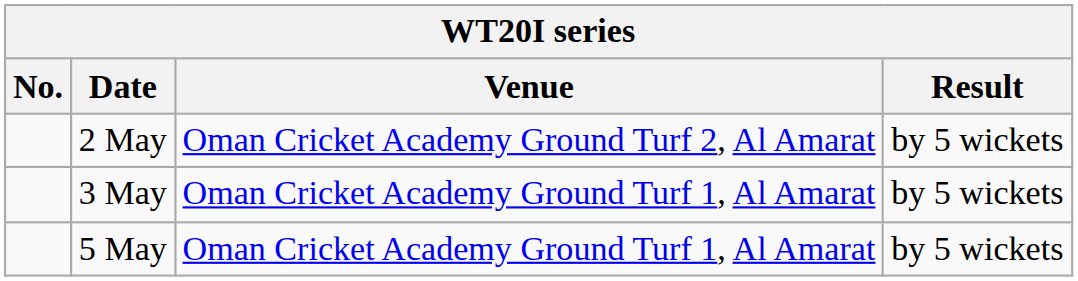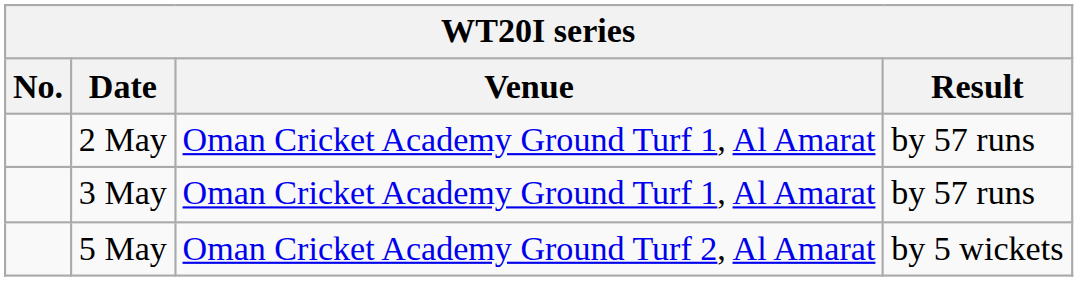(529, 139) Oman Cricket Academy Ground Turf 2, Al Amarat -> (529, 139) Oman Cricket Academy Ground Turf 1, Al Amarat
(977, 139) by 5 wickets -> (963, 139) by 57 runs
(977, 193) by 5 wickets -> (963, 193) by 57 runs
(529, 247) Oman Cricket Academy Ground Turf 1, Al Amarat -> (529, 247) Oman Cricket Academy Ground Turf 2, Al Amarat
